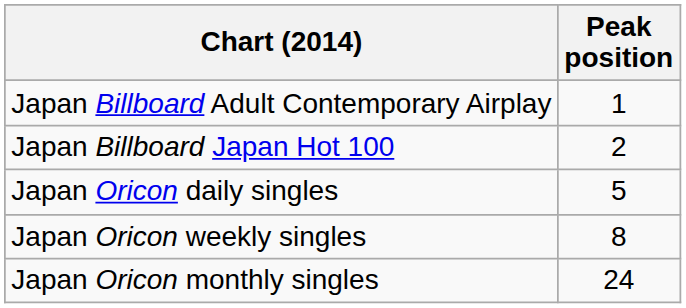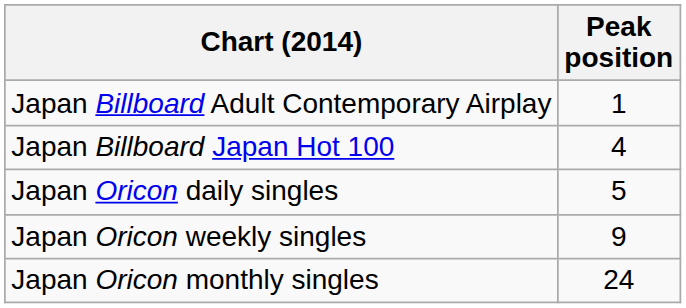(619, 147) 2 -> (619, 147) 4
(619, 235) 8 -> (619, 235) 9
